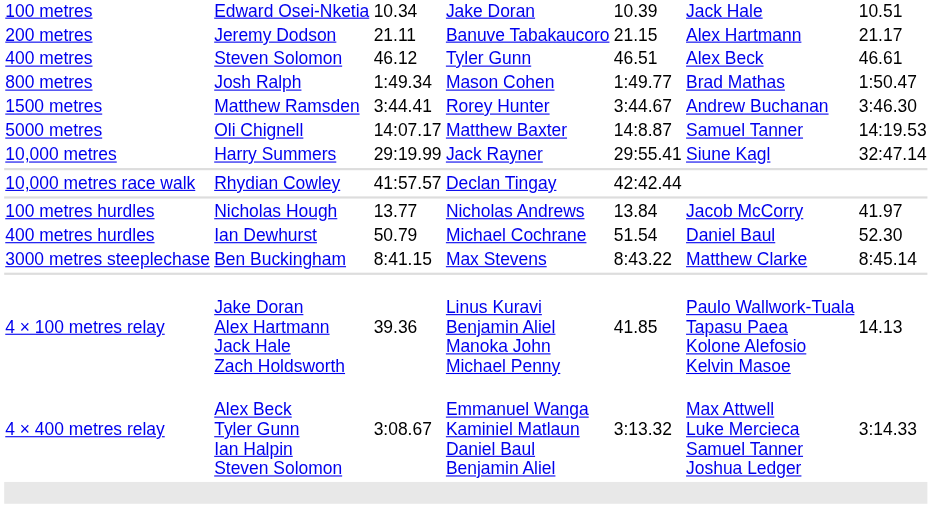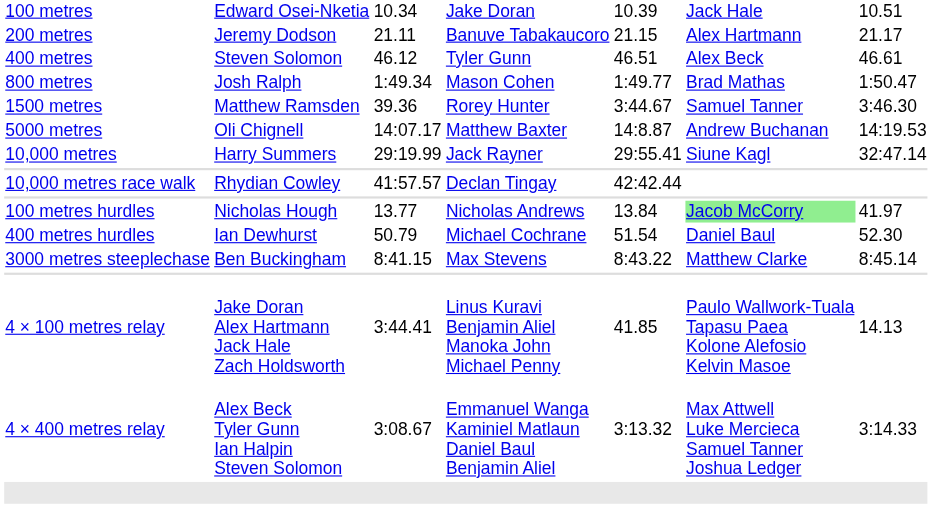(403, 106) 3:44.41 -> (395, 106) 39.36
(757, 106) Andrew Buchanan -> (745, 106) Samuel Tanner
(745, 130) Samuel Tanner -> (757, 130) Andrew Buchanan
(745, 211) no background -> (745, 211) lightgreen background
(395, 327) 39.36 -> (403, 327) 3:44.41
